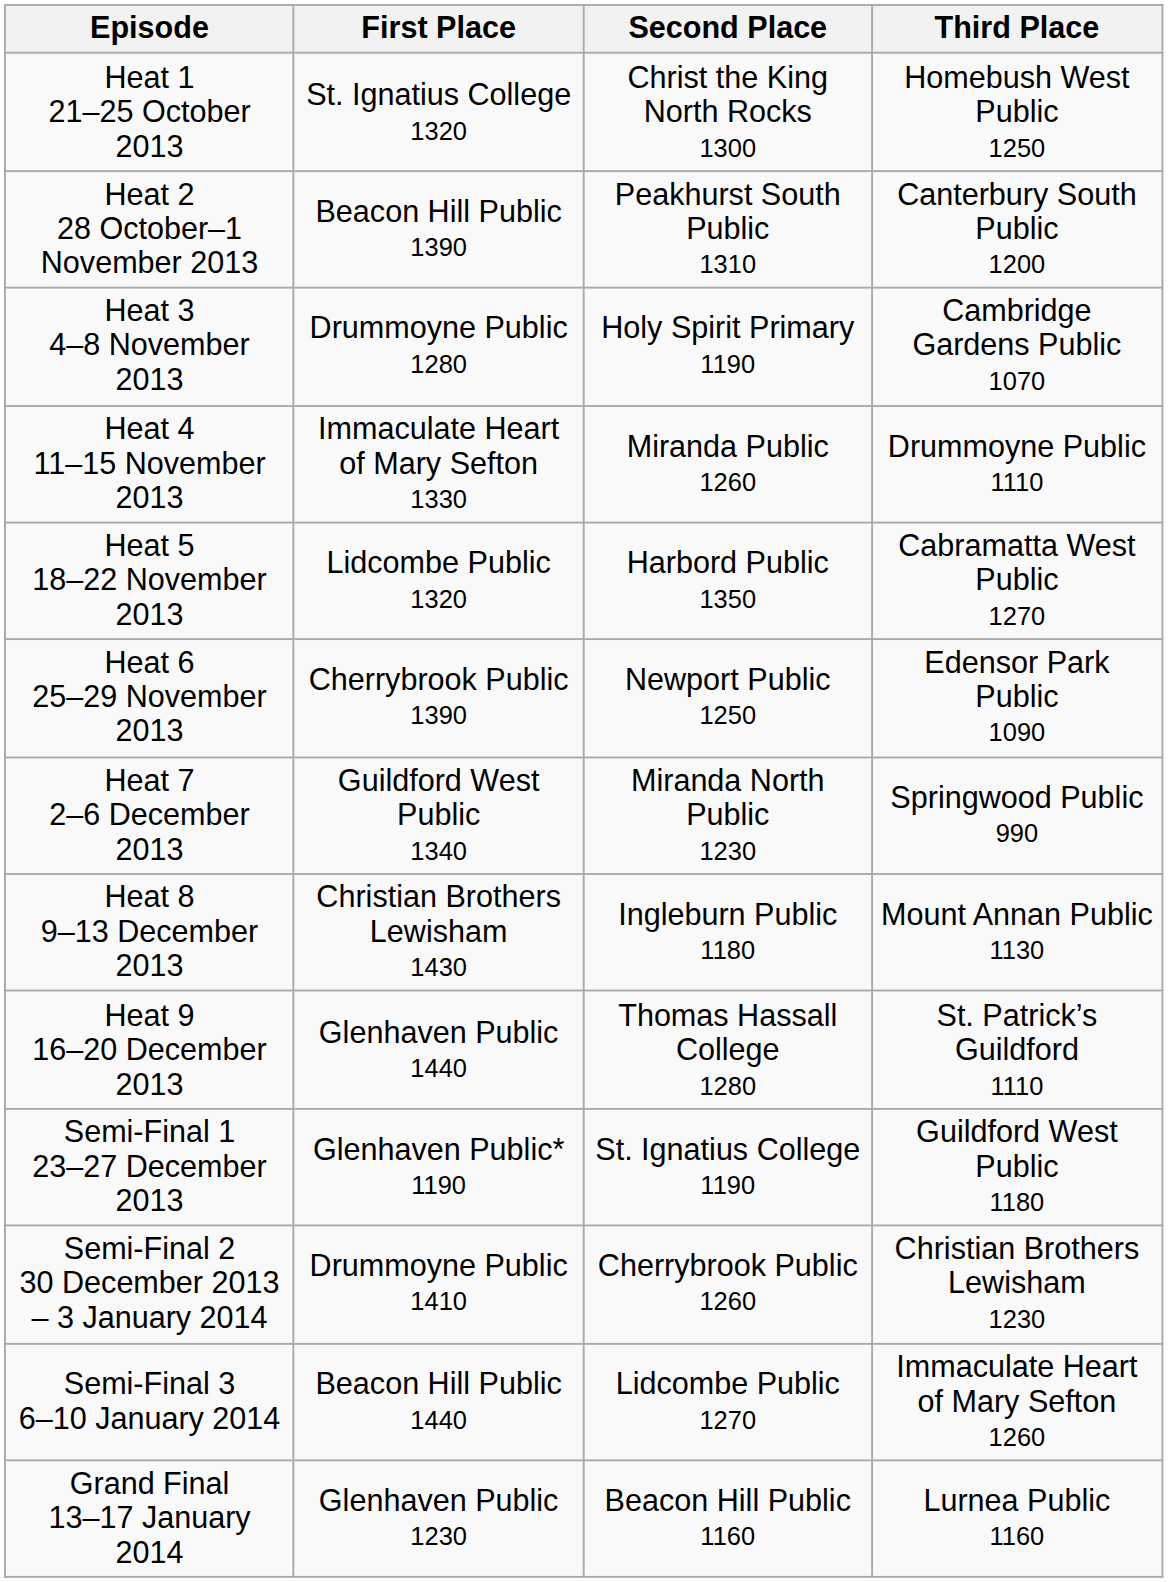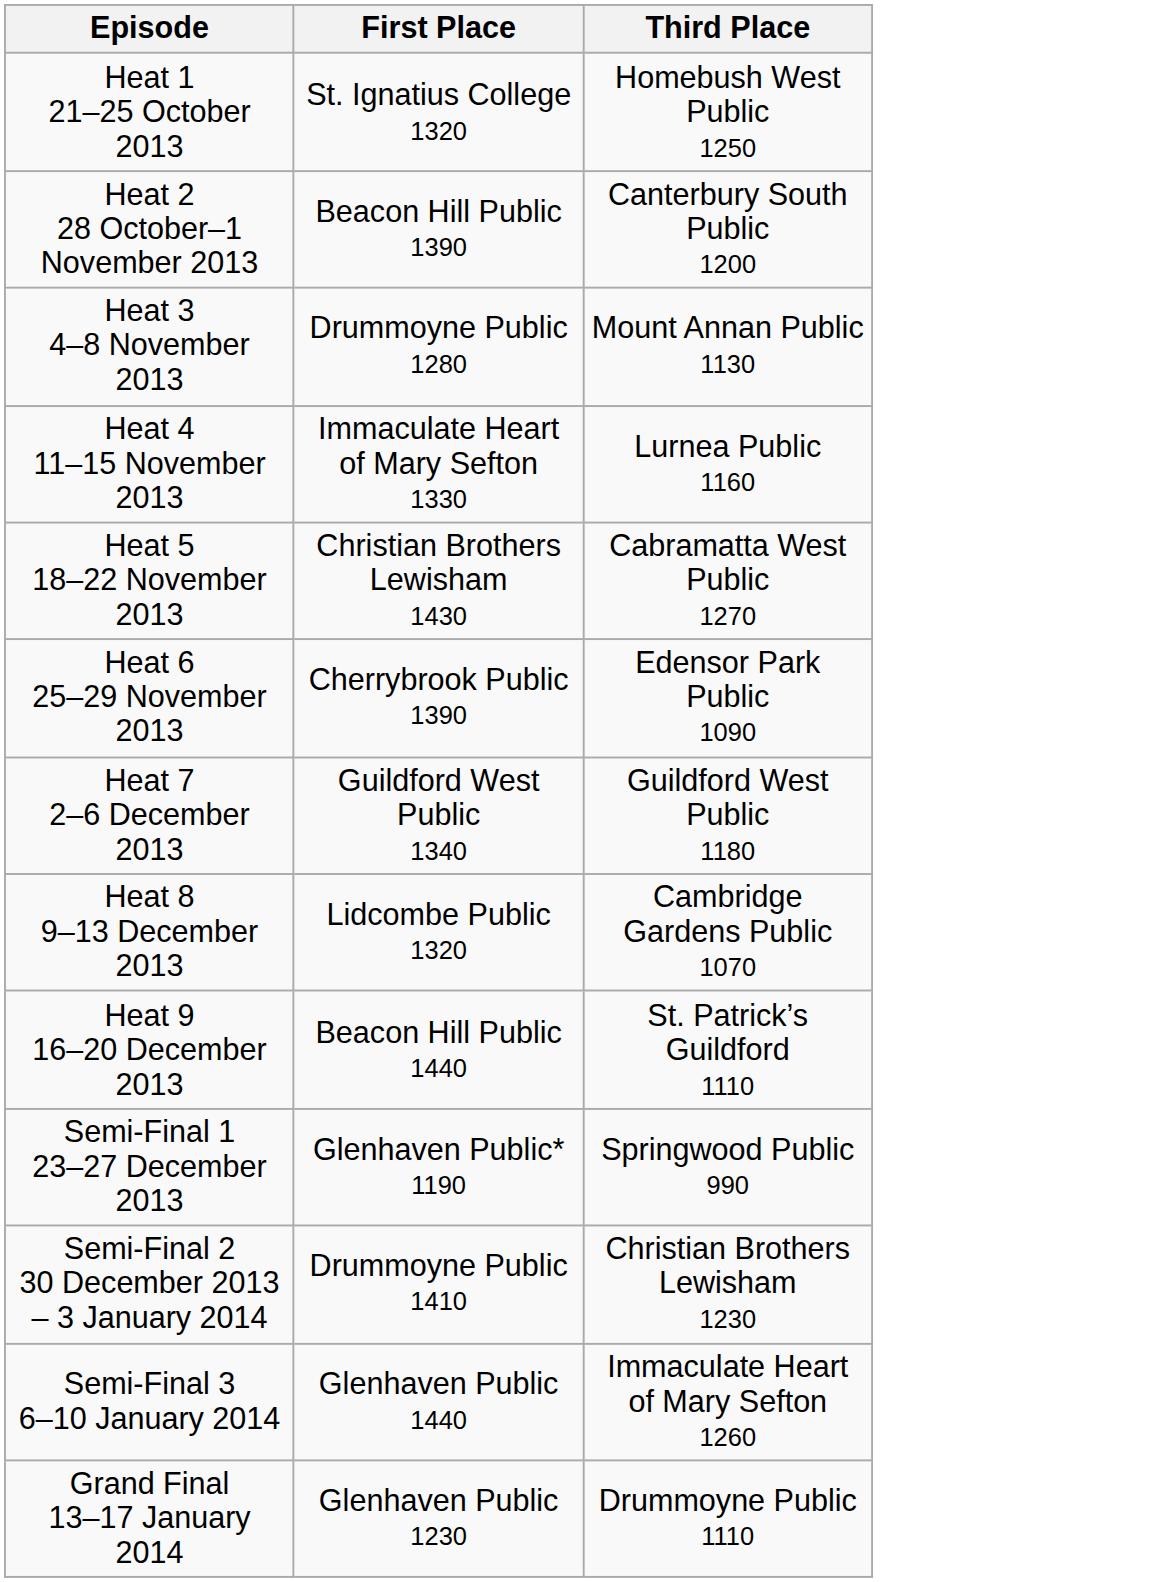- column: (728, 28)
(1017, 346) Cambridge Gardens Public 1070 -> (728, 346) Mount Annan Public 1130
(1017, 463) Drummoyne Public 1110 -> (728, 463) Lurnea Public 1160
(439, 580) Lidcombe Public 1320 -> (439, 580) Christian Brothers Lewisham 1430
(1017, 814) Springwood Public 990 -> (728, 814) Guildford West Public 1180
(439, 932) Christian Brothers Lewisham 1430 -> (439, 932) Lidcombe Public 1320
(1017, 932) Mount Annan Public 1130 -> (728, 932) Cambridge Gardens Public 1070
(439, 1049) Glenhaven Public 1440 -> (439, 1049) Beacon Hill Public 1440
(1017, 1166) Guildford West Public 1180 -> (728, 1166) Springwood Public 990
(439, 1401) Beacon Hill Public 1440 -> (439, 1401) Glenhaven Public 1440
(1017, 1518) Lurnea Public 1160 -> (728, 1518) Drummoyne Public 1110
